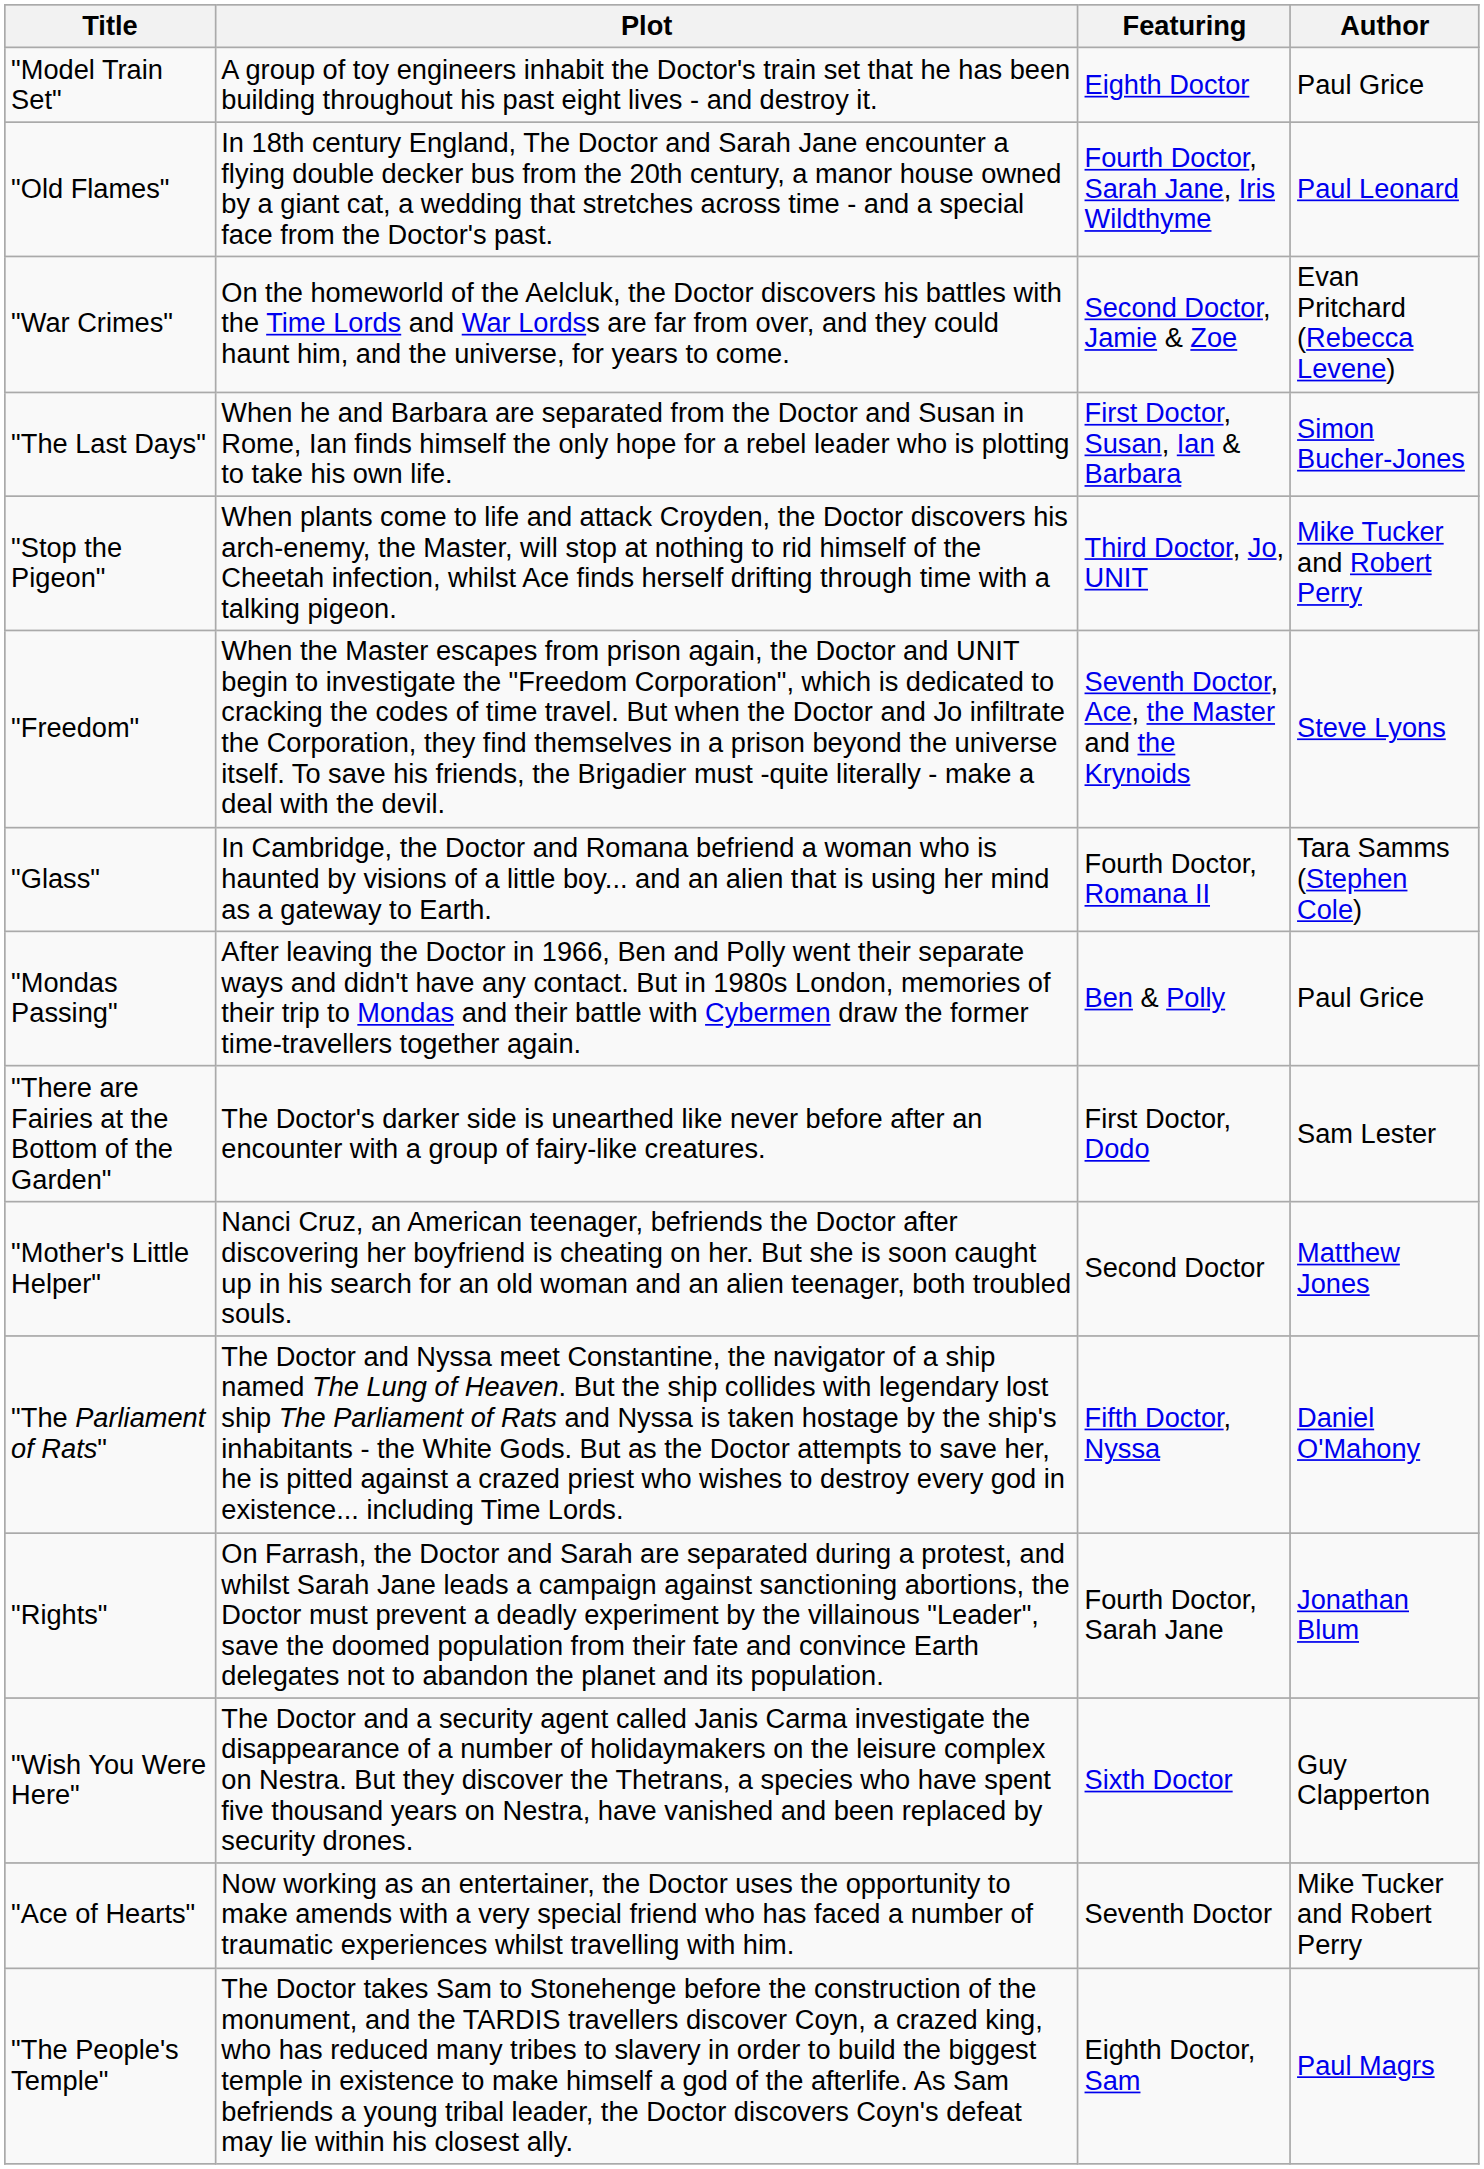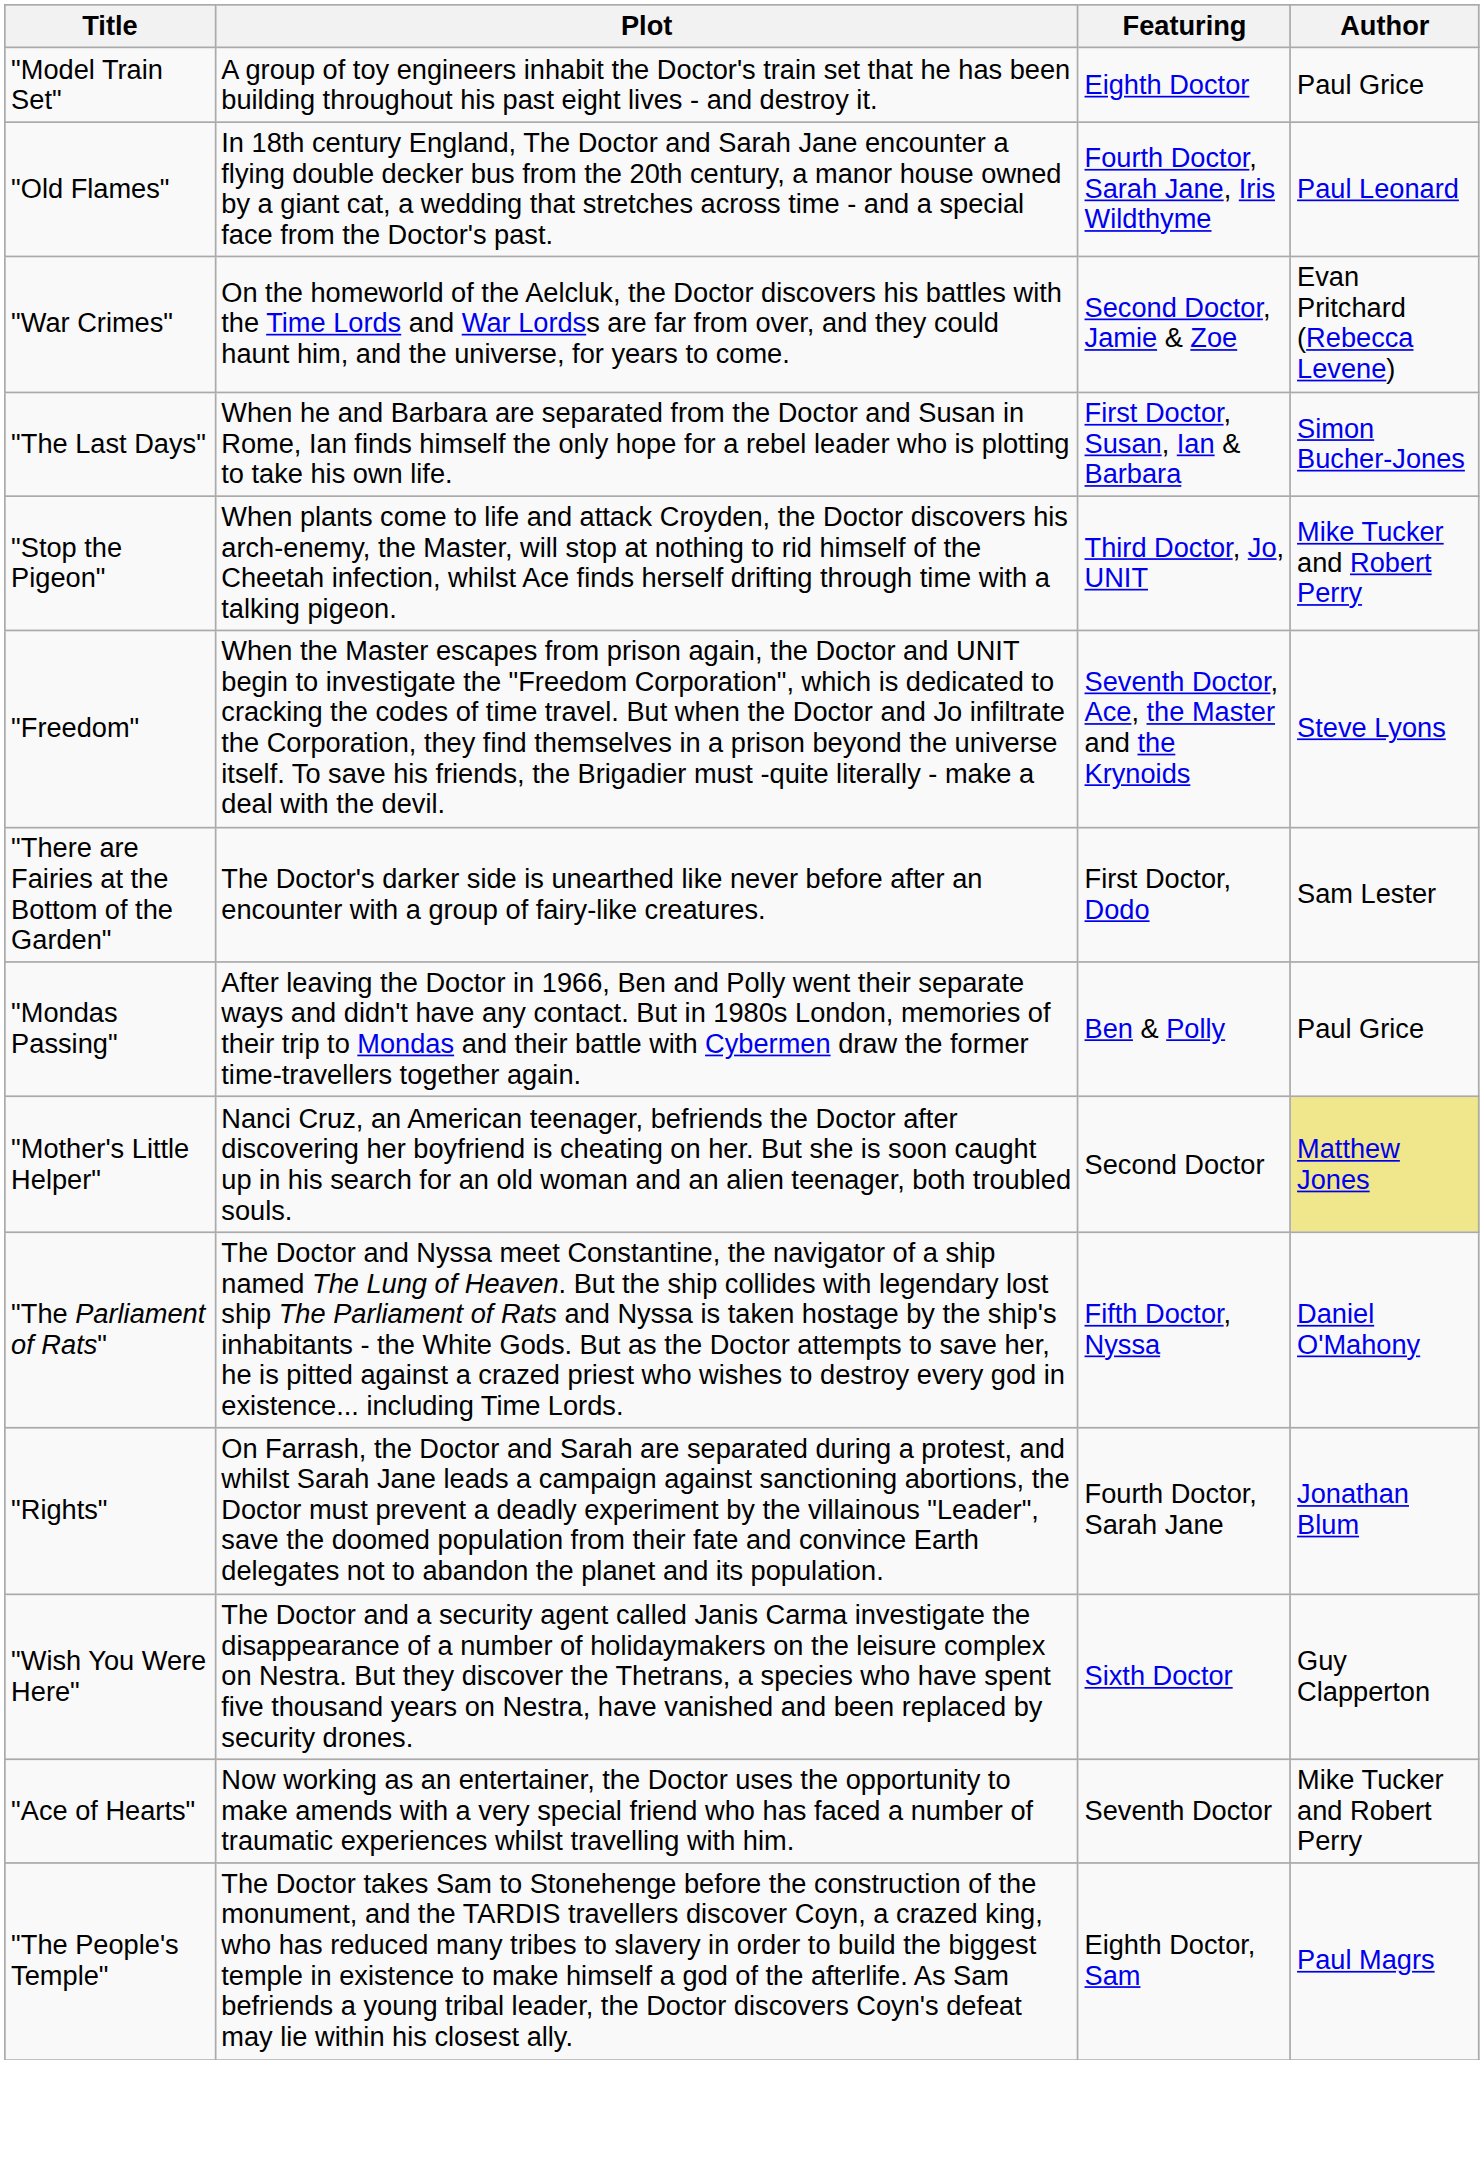- row: (56, 878)
rows swapped: (64, 998) <-> (92, 1133)
(1348, 1268) no background -> (1348, 1164) khaki background
